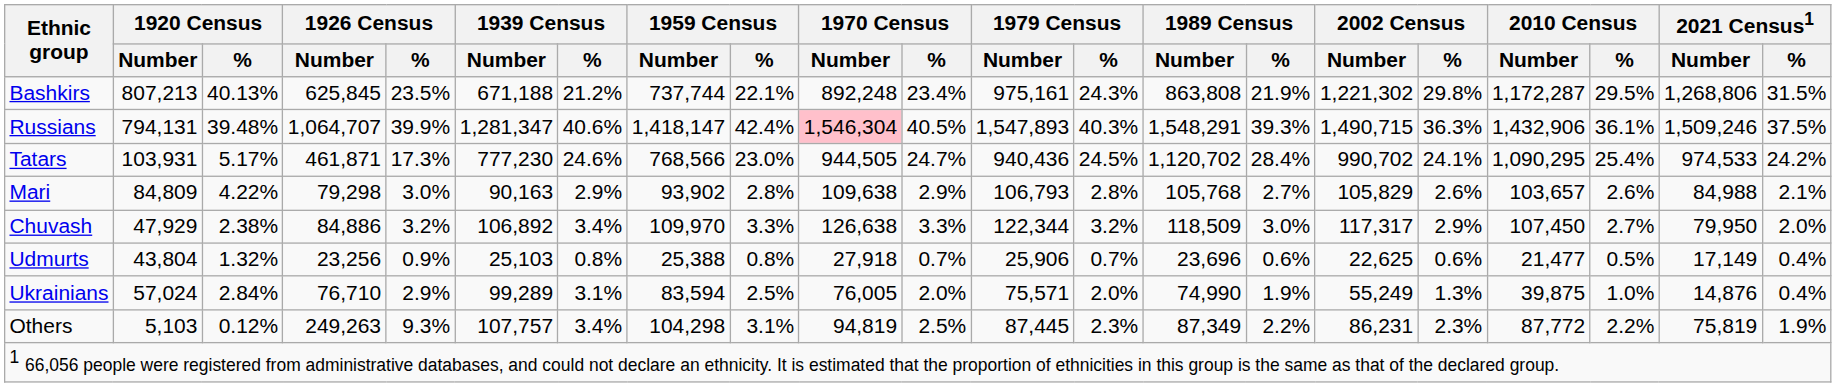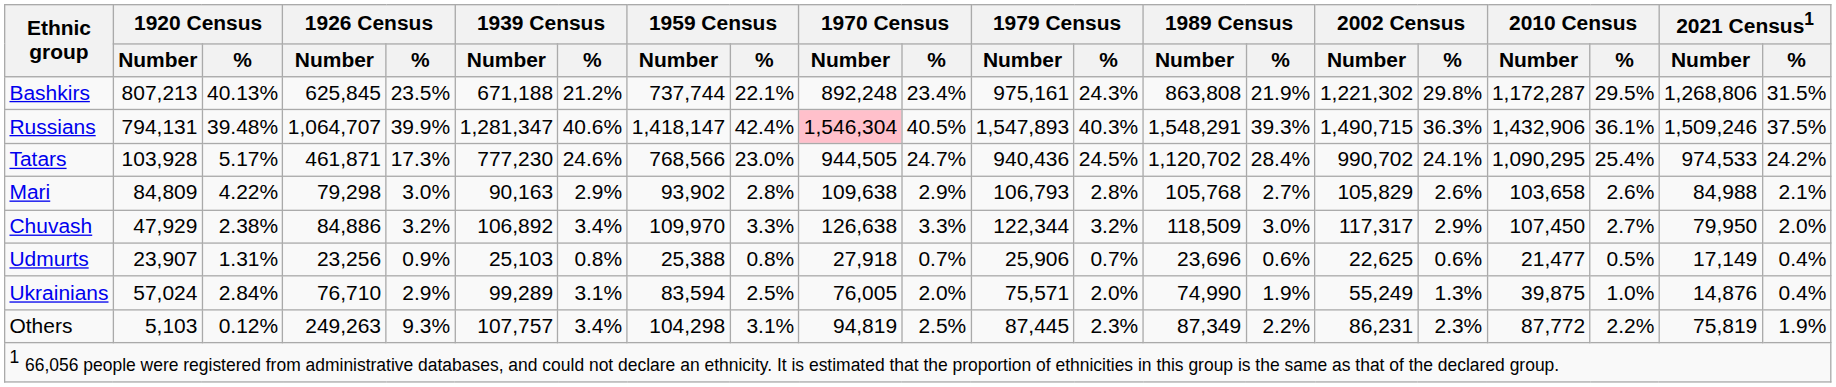(159, 159) 103,931 -> (159, 159) 103,928
(1547, 192) 103,657 -> (1547, 192) 103,658
(165, 259) 43,804 -> (165, 259) 23,907
(248, 259) 1.32% -> (248, 259) 1.31%
